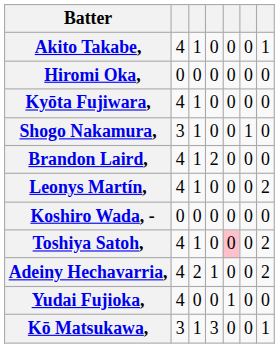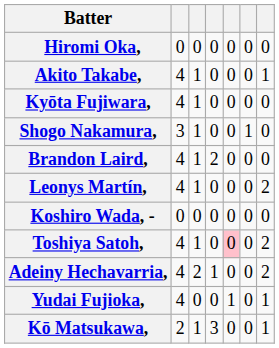rows swapped: (88, 46) <-> (88, 74)
(265, 300) 0 -> (265, 300) 1
(180, 328) 3 -> (180, 328) 2
